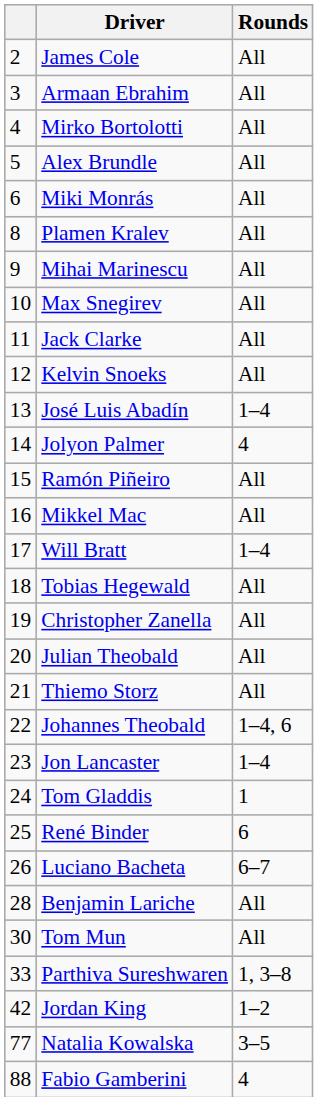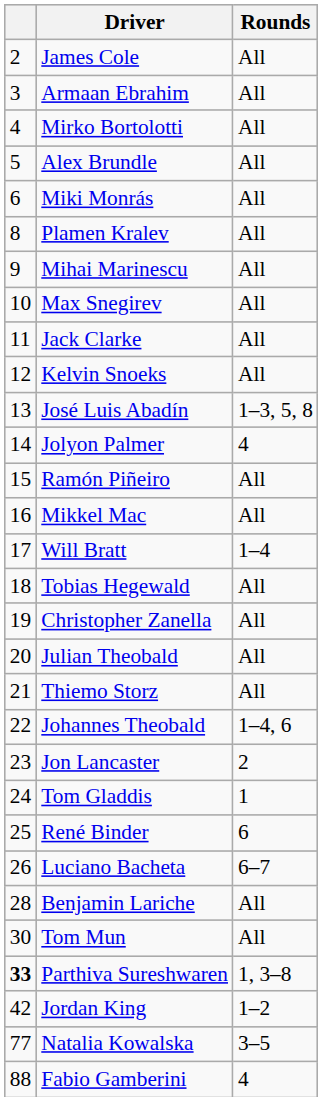(254, 409) 1–4 -> (275, 409) 1–3, 5, 8
(254, 761) 1–4 -> (243, 761) 2
(21, 972) normal -> (21, 972) bold
